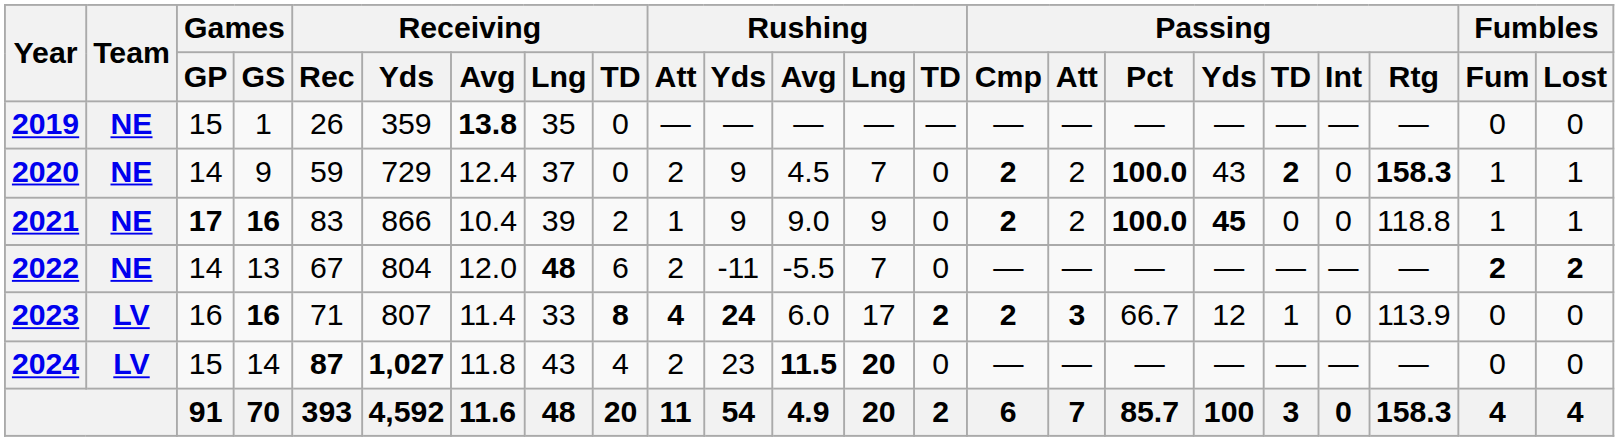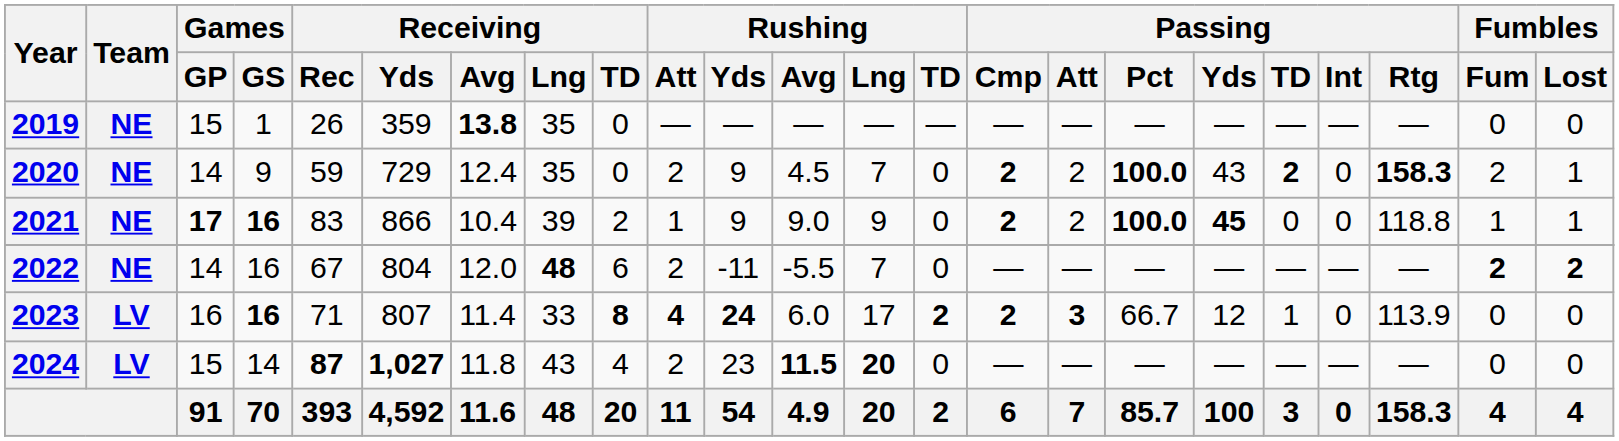(559, 172) 37 -> (559, 172) 35
(1497, 172) 1 -> (1497, 172) 2
(263, 268) 13 -> (263, 268) 16
